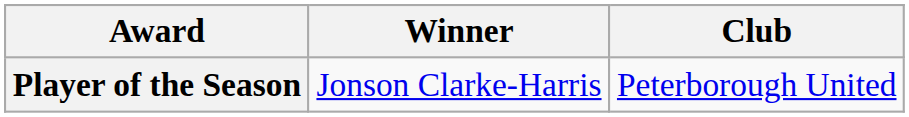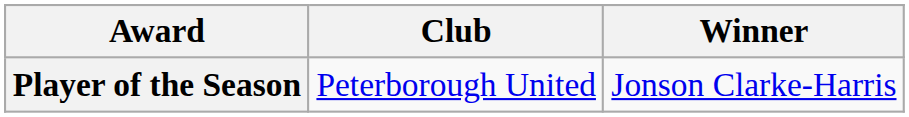columns swapped: (459, 31) <-> (757, 31)
